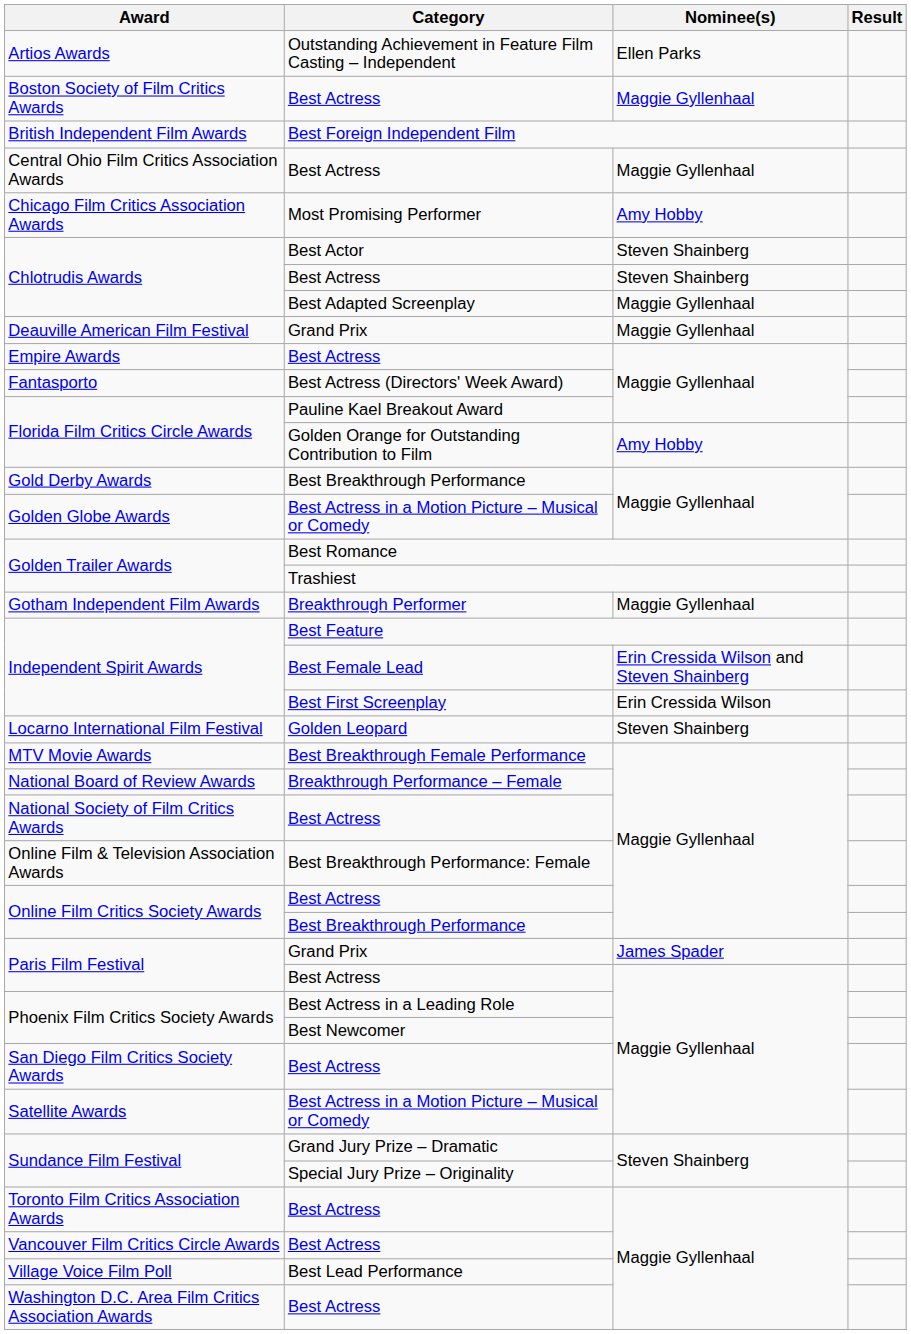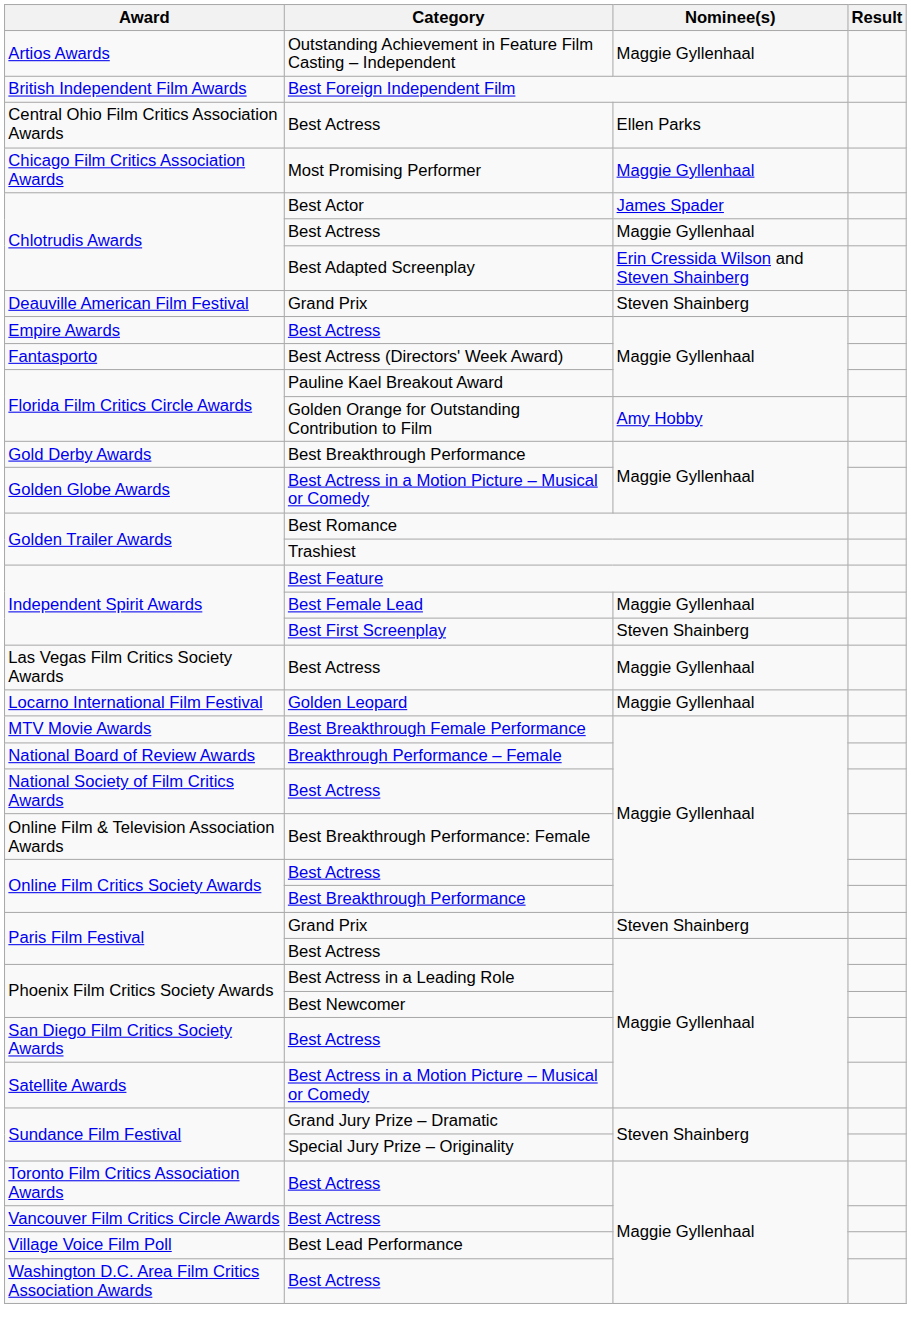(659, 53) Ellen Parks -> (686, 53) Maggie Gyllenhaal
- row: (117, 98)
(686, 170) Maggie Gyllenhaal -> (659, 124) Ellen Parks
(660, 215) Amy Hobby -> (686, 170) Maggie Gyllenhaal
(683, 250) Steven Shainberg -> (670, 205) James Spader
(683, 277) Steven Shainberg -> (686, 232) Maggie Gyllenhaal
(686, 303) Maggie Gyllenhaal -> (710, 267) Erin Cressida Wilson and Steven Shainberg
(686, 330) Maggie Gyllenhaal -> (683, 303) Steven Shainberg
- row: (134, 605)
(710, 667) Erin Cressida Wilson and Steven Shainberg -> (686, 605) Maggie Gyllenhaal
(694, 702) Erin Cressida Wilson -> (683, 631) Steven Shainberg
+ row: (120, 667)
(683, 729) Steven Shainberg -> (686, 702) Maggie Gyllenhaal
(670, 951) James Spader -> (683, 925) Steven Shainberg
